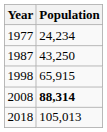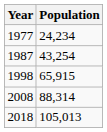(57, 55) 43,250 -> (57, 55) 43,254
(57, 96) bold -> (57, 96) normal
